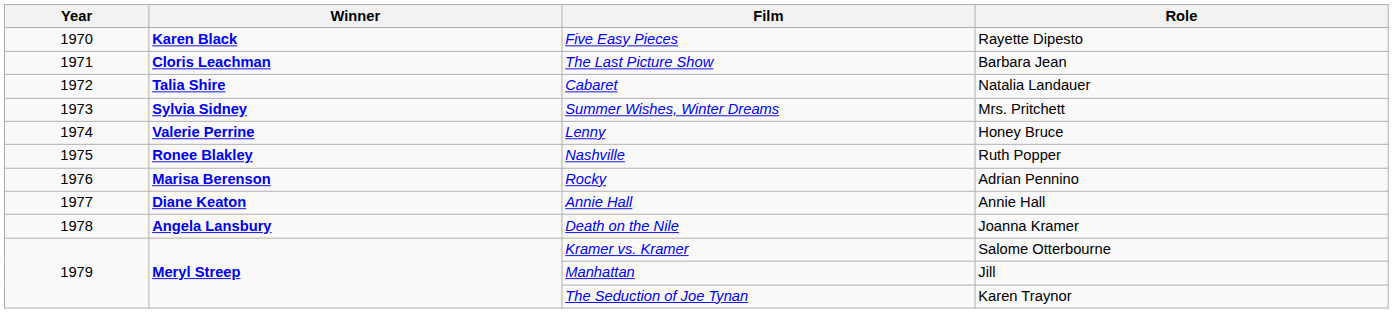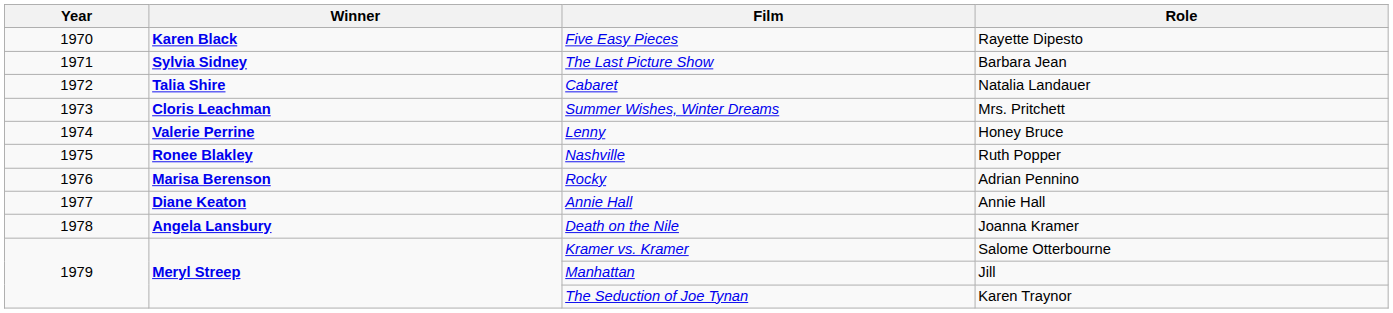(211, 62) Cloris Leachman -> (200, 62) Sylvia Sidney
(200, 109) Sylvia Sidney -> (211, 109) Cloris Leachman
